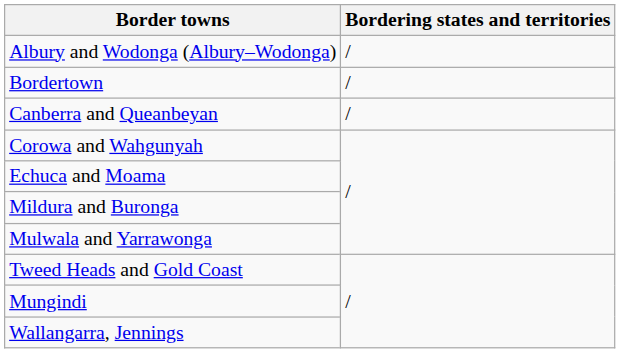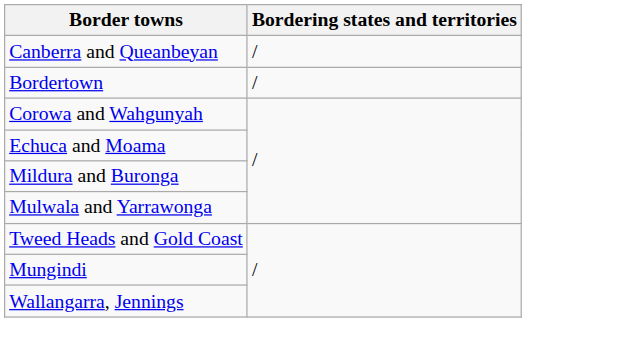- row: (173, 51)
rows swapped: (56, 82) <-> (114, 113)
